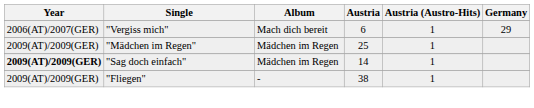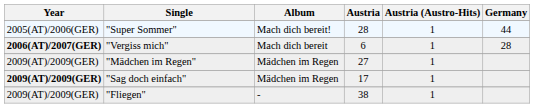+ row: (141, 29)
(53, 29) normal -> (54, 45) bold
(506, 29) 29 -> (506, 45) 28
(363, 45) 25 -> (363, 62) 27
(363, 62) 14 -> (363, 78) 17
